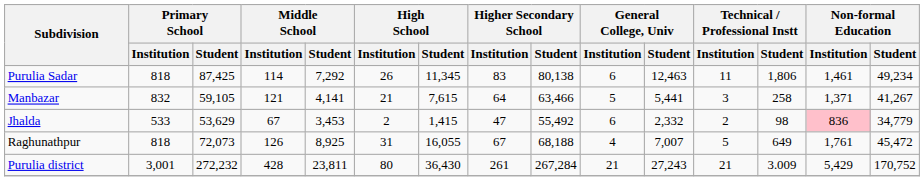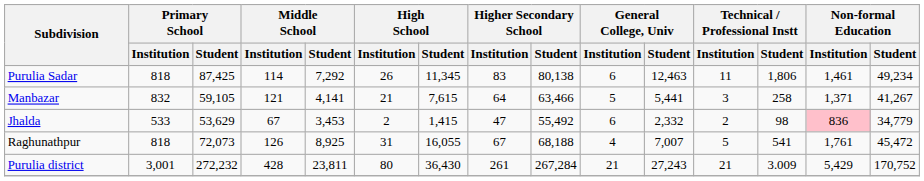(782, 142) 649 -> (782, 142) 541
